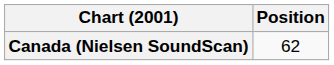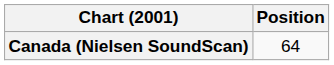(291, 45) 62 -> (291, 45) 64
